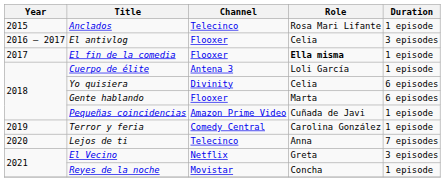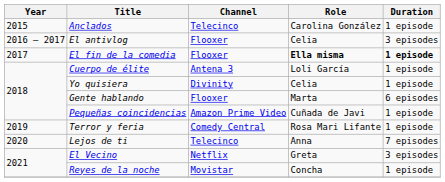(336, 26) Rosa Mari Lifante -> (336, 26) Carolina González
(409, 55) normal -> (409, 55) bold
(412, 84) 6 episodes -> (409, 84) 1 episode
(336, 127) Carolina González -> (336, 127) Rosa Mari Lifante
